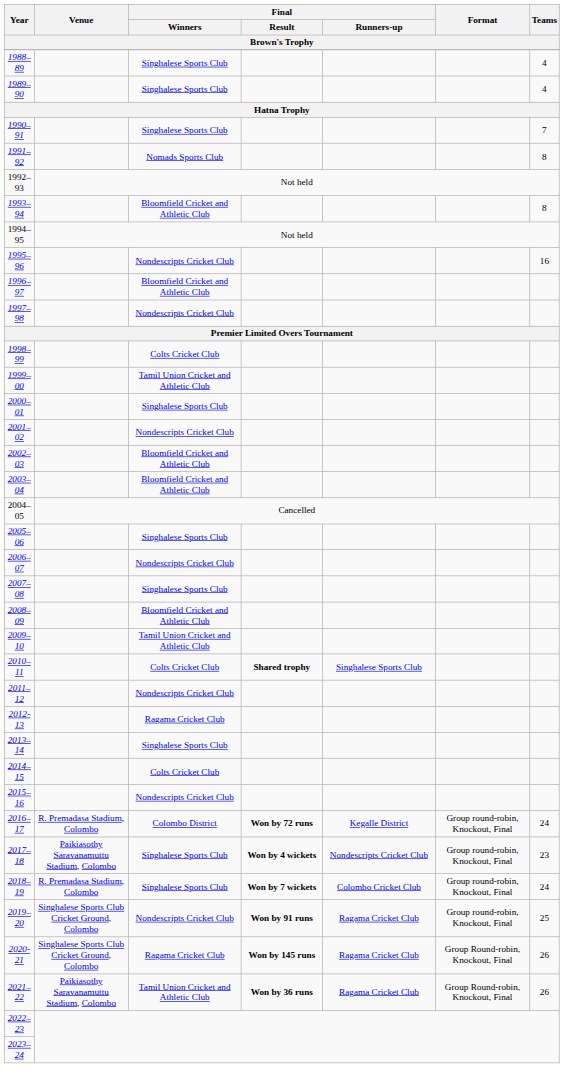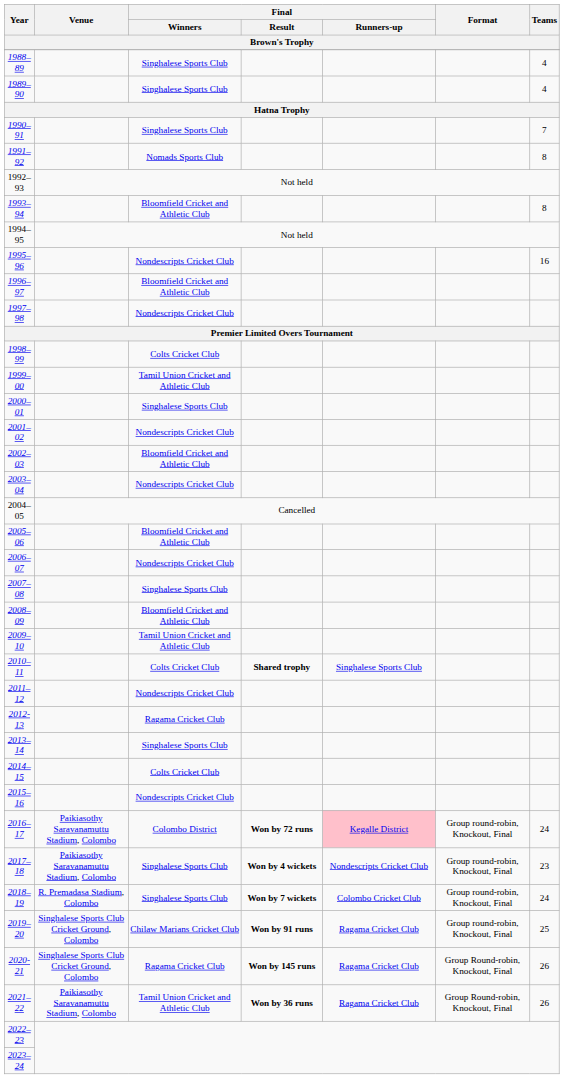(185, 485) Bloomfield Cricket and Athletic Club -> (185, 485) Nondescripts Cricket Club
(185, 537) Singhalese Sports Club -> (185, 537) Bloomfield Cricket and Athletic Club
(81, 824) R. Premadasa Stadium, Colombo -> (81, 829) Paikiasothy Saravanamuttu Stadium, Colombo
(379, 824) no background -> (379, 829) pink background
(185, 918) Nondescripts Cricket Club -> (185, 929) Chilaw Marians Cricket Club
